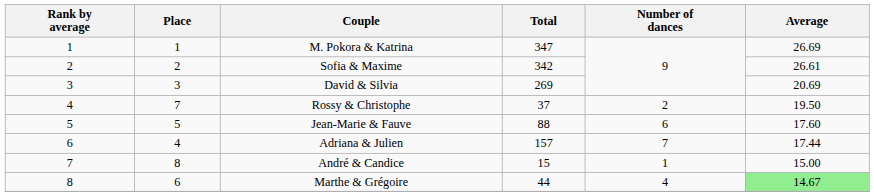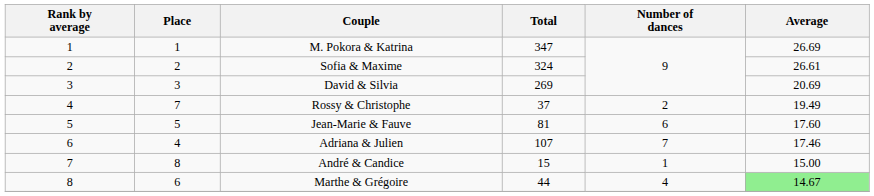(544, 66) 342 -> (544, 66) 324
(807, 104) 19.50 -> (807, 104) 19.49
(544, 124) 88 -> (544, 124) 81
(544, 143) 157 -> (544, 143) 107
(807, 143) 17.44 -> (807, 143) 17.46
